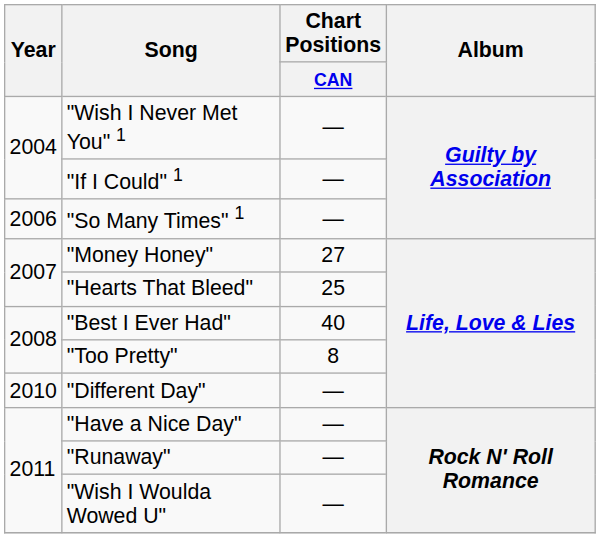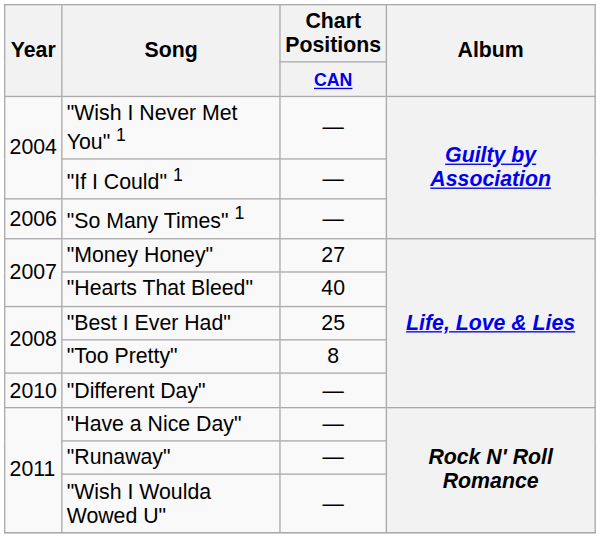(333, 289) 25 -> (333, 289) 40
(333, 322) 40 -> (333, 322) 25
